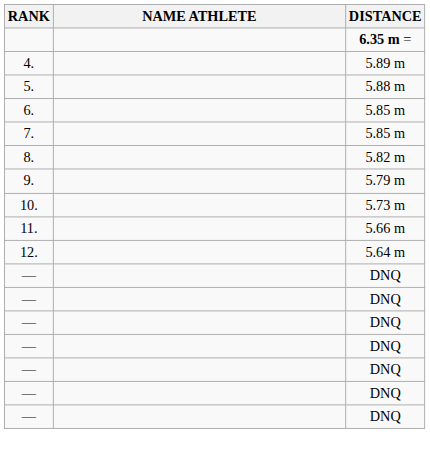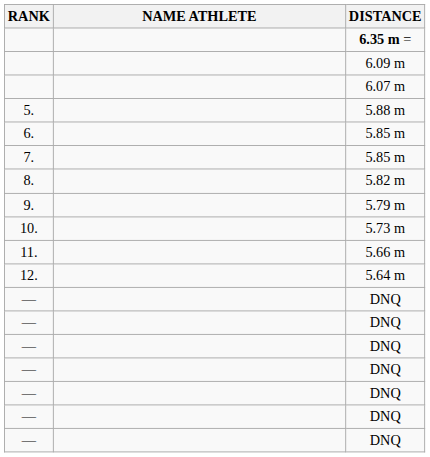+ row: (29, 64)
+ row: (29, 87)
- row: (29, 63)
